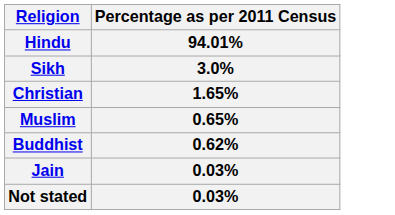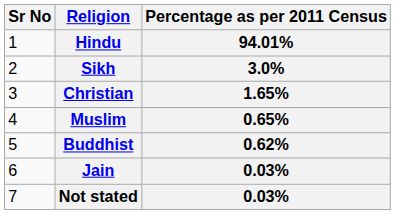+ column: (30, 17)
